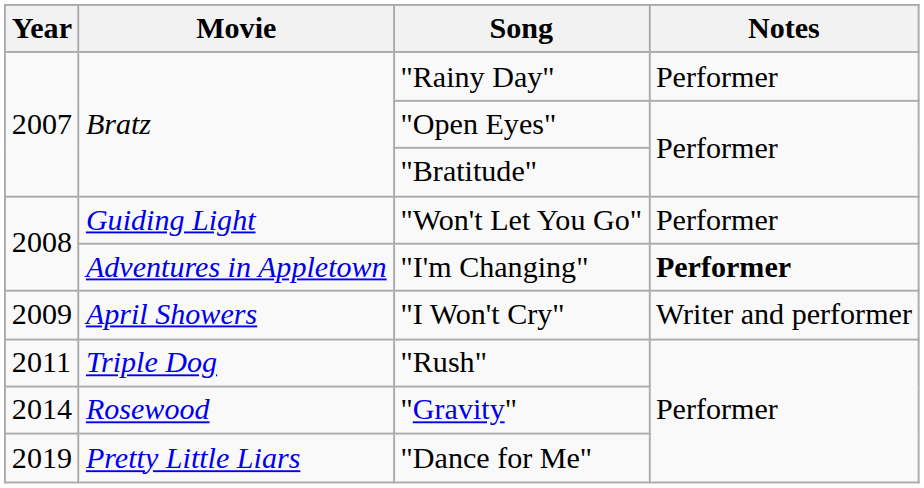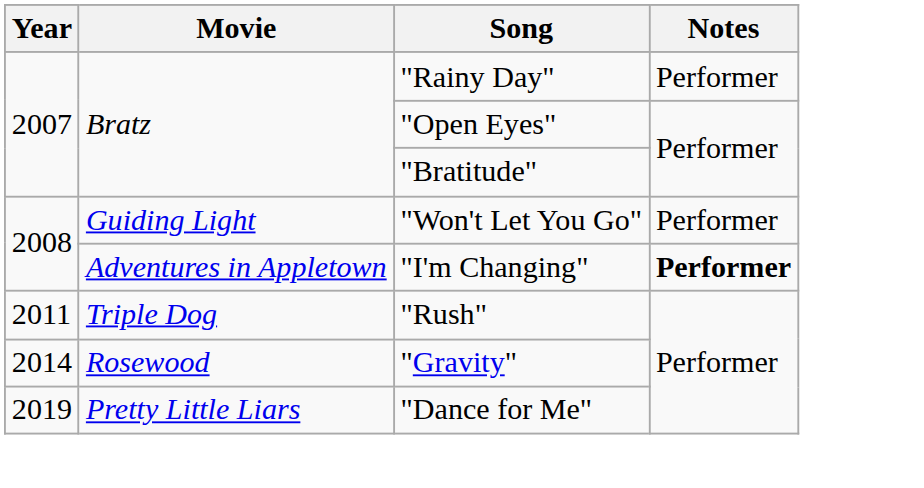- row: (483, 314)
